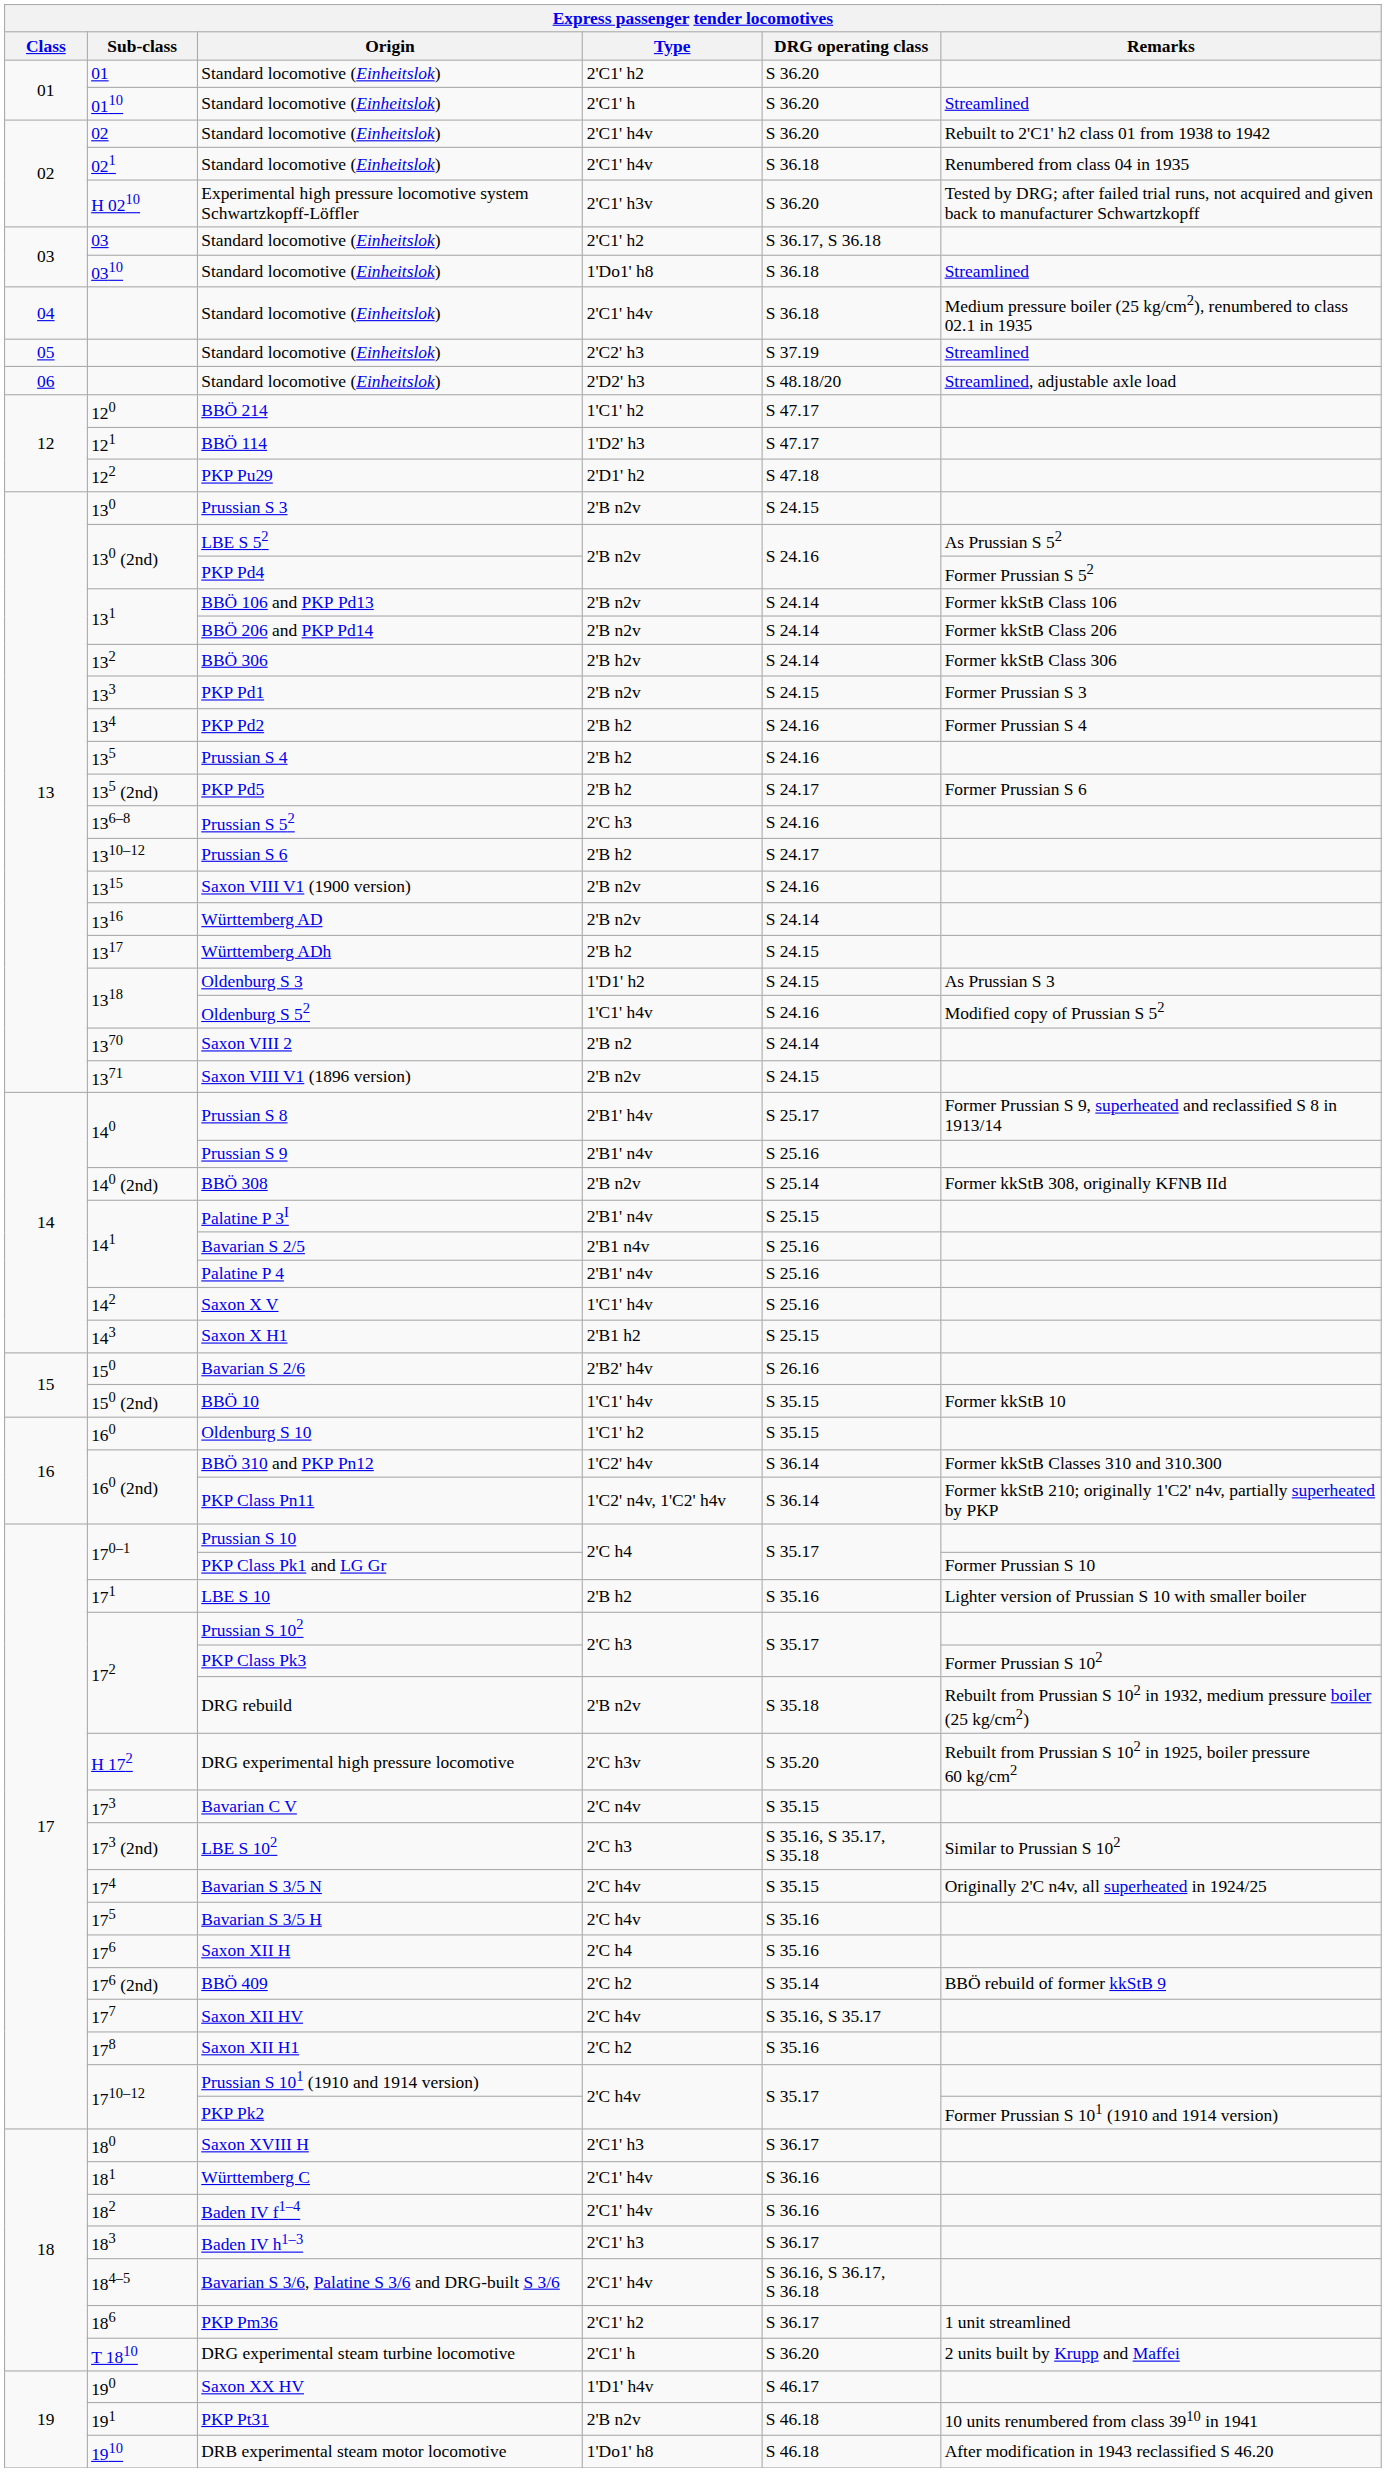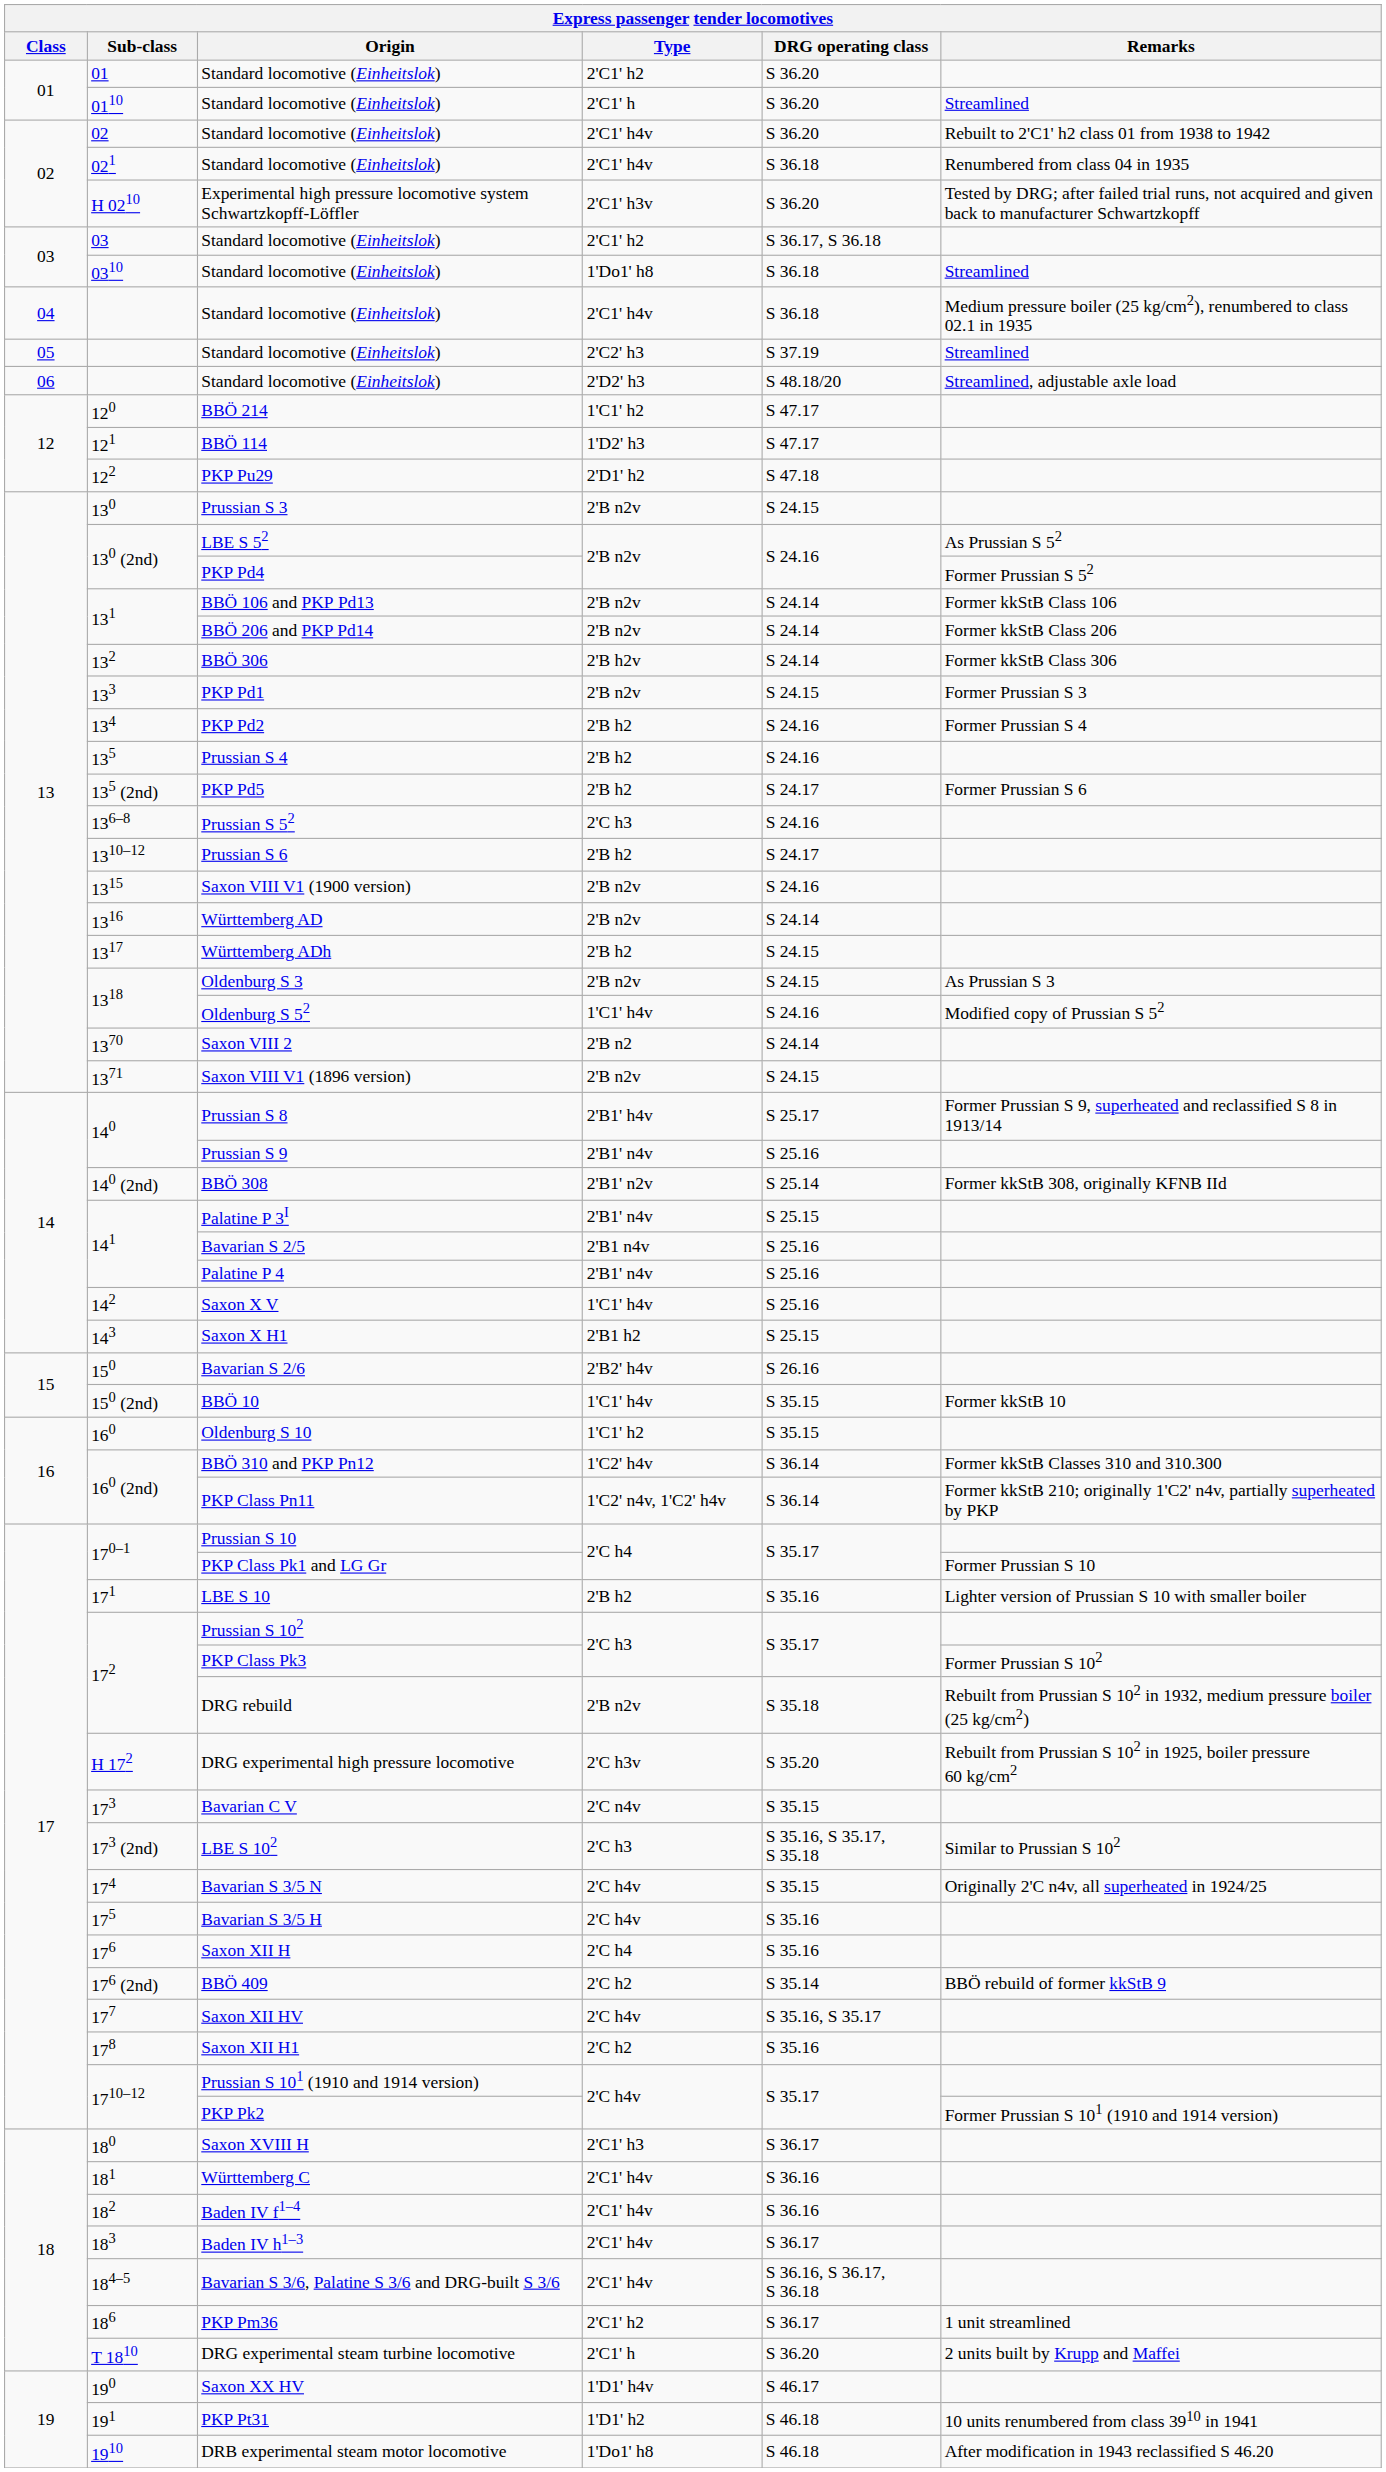(616, 981) 1'D1' h2 -> (614, 981) 2'B n2v
(614, 1183) 2'B n2v -> (620, 1183) 2'B1' n2v
(615, 2242) 2'C1' h3 -> (620, 2242) 2'C1' h4v
(614, 2419) 2'B n2v -> (616, 2419) 1'D1' h2
